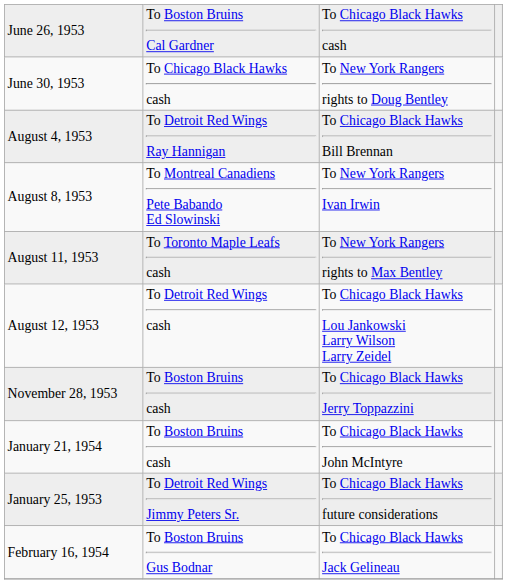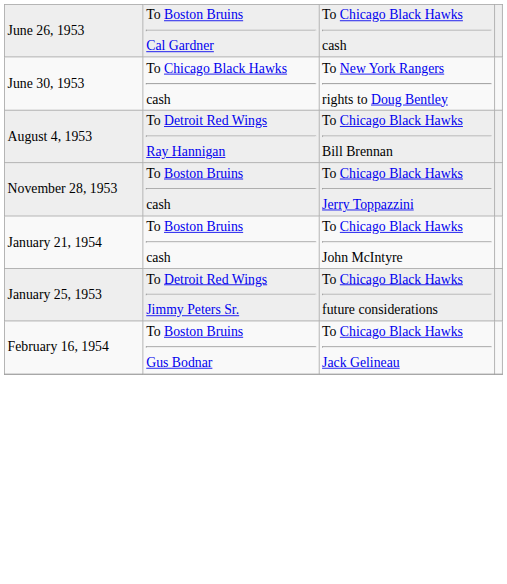- row: (50, 196)
- row: (53, 257)
- row: (53, 325)
